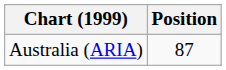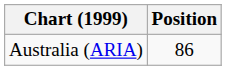(184, 49) 87 -> (184, 49) 86
